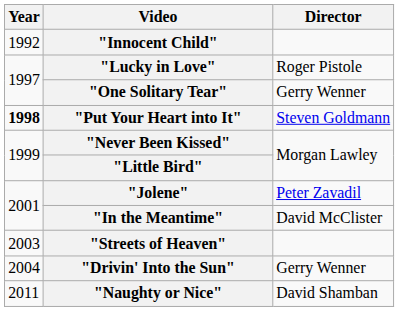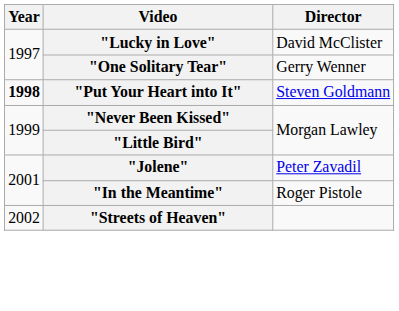- row: (158, 42)
(319, 67) Roger Pistole -> (329, 42) David McClister
(329, 218) David McClister -> (319, 192) Roger Pistole
(24, 243) 2003 -> (24, 218) 2002
- row: (158, 268)
- row: (158, 293)
